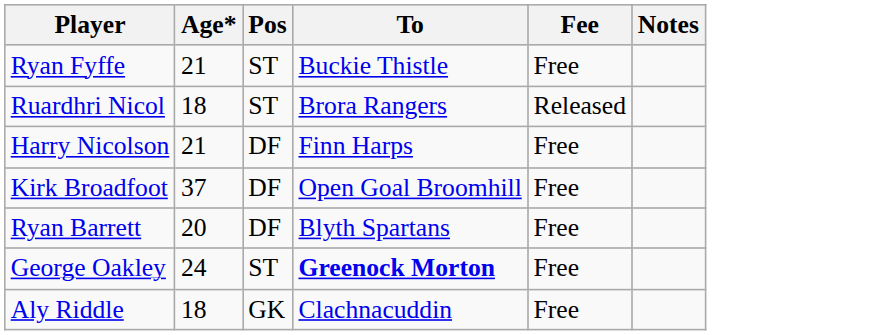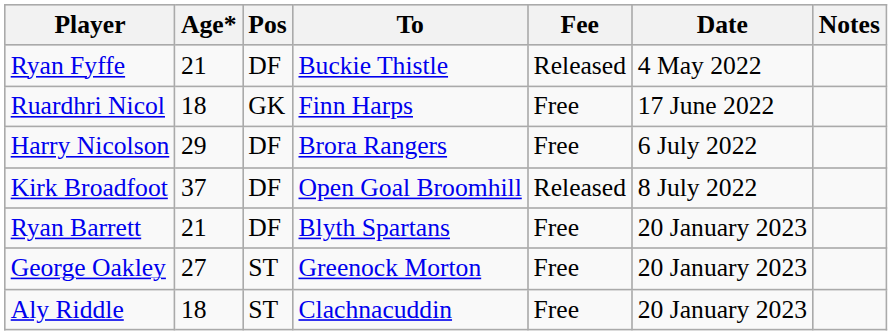+ column: (722, 24)
(263, 65) ST -> (265, 65) DF
(556, 65) Free -> (580, 65) Released
(263, 106) ST -> (267, 106) GK
(373, 106) Brora Rangers -> (356, 106) Finn Harps
(580, 106) Released -> (556, 106) Free
(194, 146) 21 -> (194, 146) 29
(356, 146) Finn Harps -> (373, 146) Brora Rangers
(556, 187) Free -> (580, 187) Released
(194, 227) 20 -> (194, 227) 21
(194, 268) 24 -> (194, 268) 27
(397, 268) bold -> (390, 268) normal
(267, 308) GK -> (263, 308) ST
